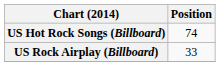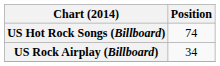(191, 52) 33 -> (191, 52) 34
